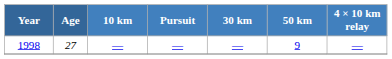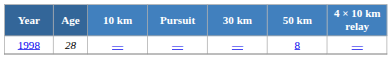(70, 45) 27 -> (70, 45) 28
(297, 45) 9 -> (297, 45) 8
